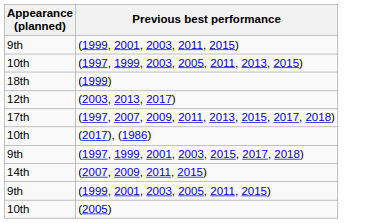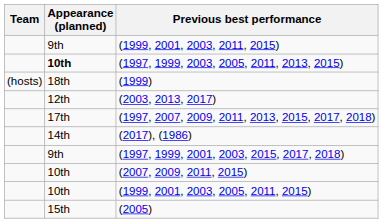+ column: (25, 20)
(18, 63) normal -> (59, 63) bold
(18, 136) 10th -> (59, 136) 14th
(18, 172) 14th -> (59, 172) 10th
(15, 191) 9th -> (59, 191) 10th
(18, 209) 10th -> (59, 209) 15th
